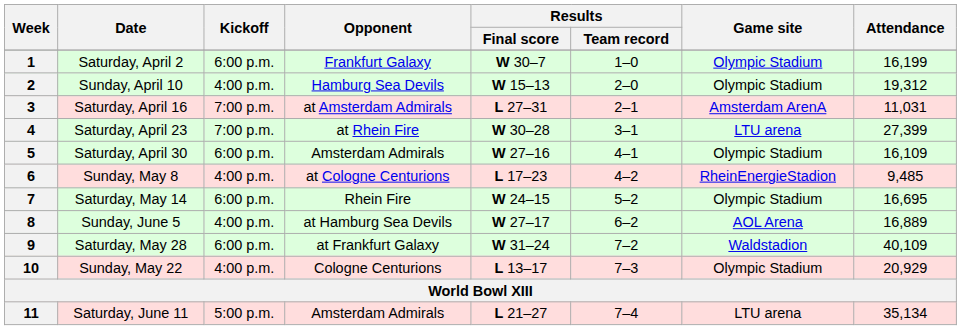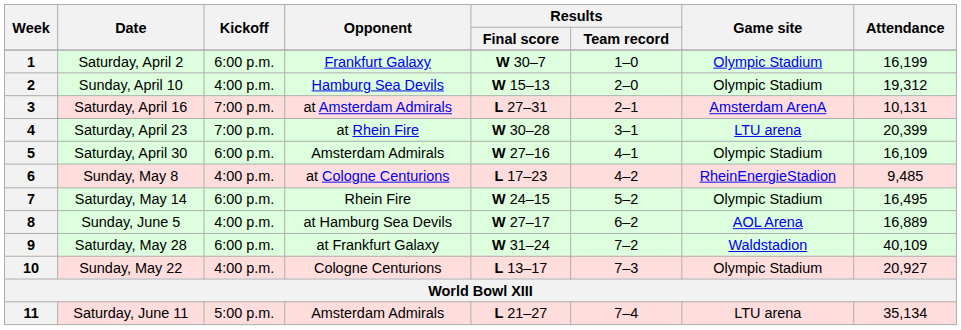(905, 108) 11,031 -> (905, 108) 10,131
(905, 130) 27,399 -> (905, 130) 20,399
(905, 199) 16,695 -> (905, 199) 16,495
(905, 268) 20,929 -> (905, 268) 20,927
